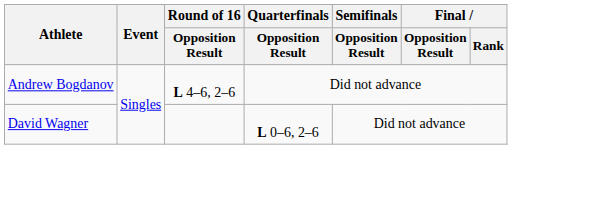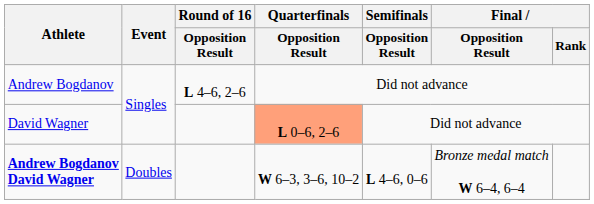(288, 132) no background -> (309, 132) lightsalmon background
+ row: (63, 172)
